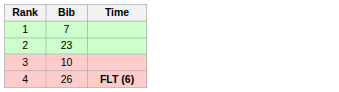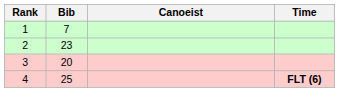+ column: (181, 13)
(67, 63) 10 -> (67, 63) 20
(67, 79) 26 -> (67, 79) 25
